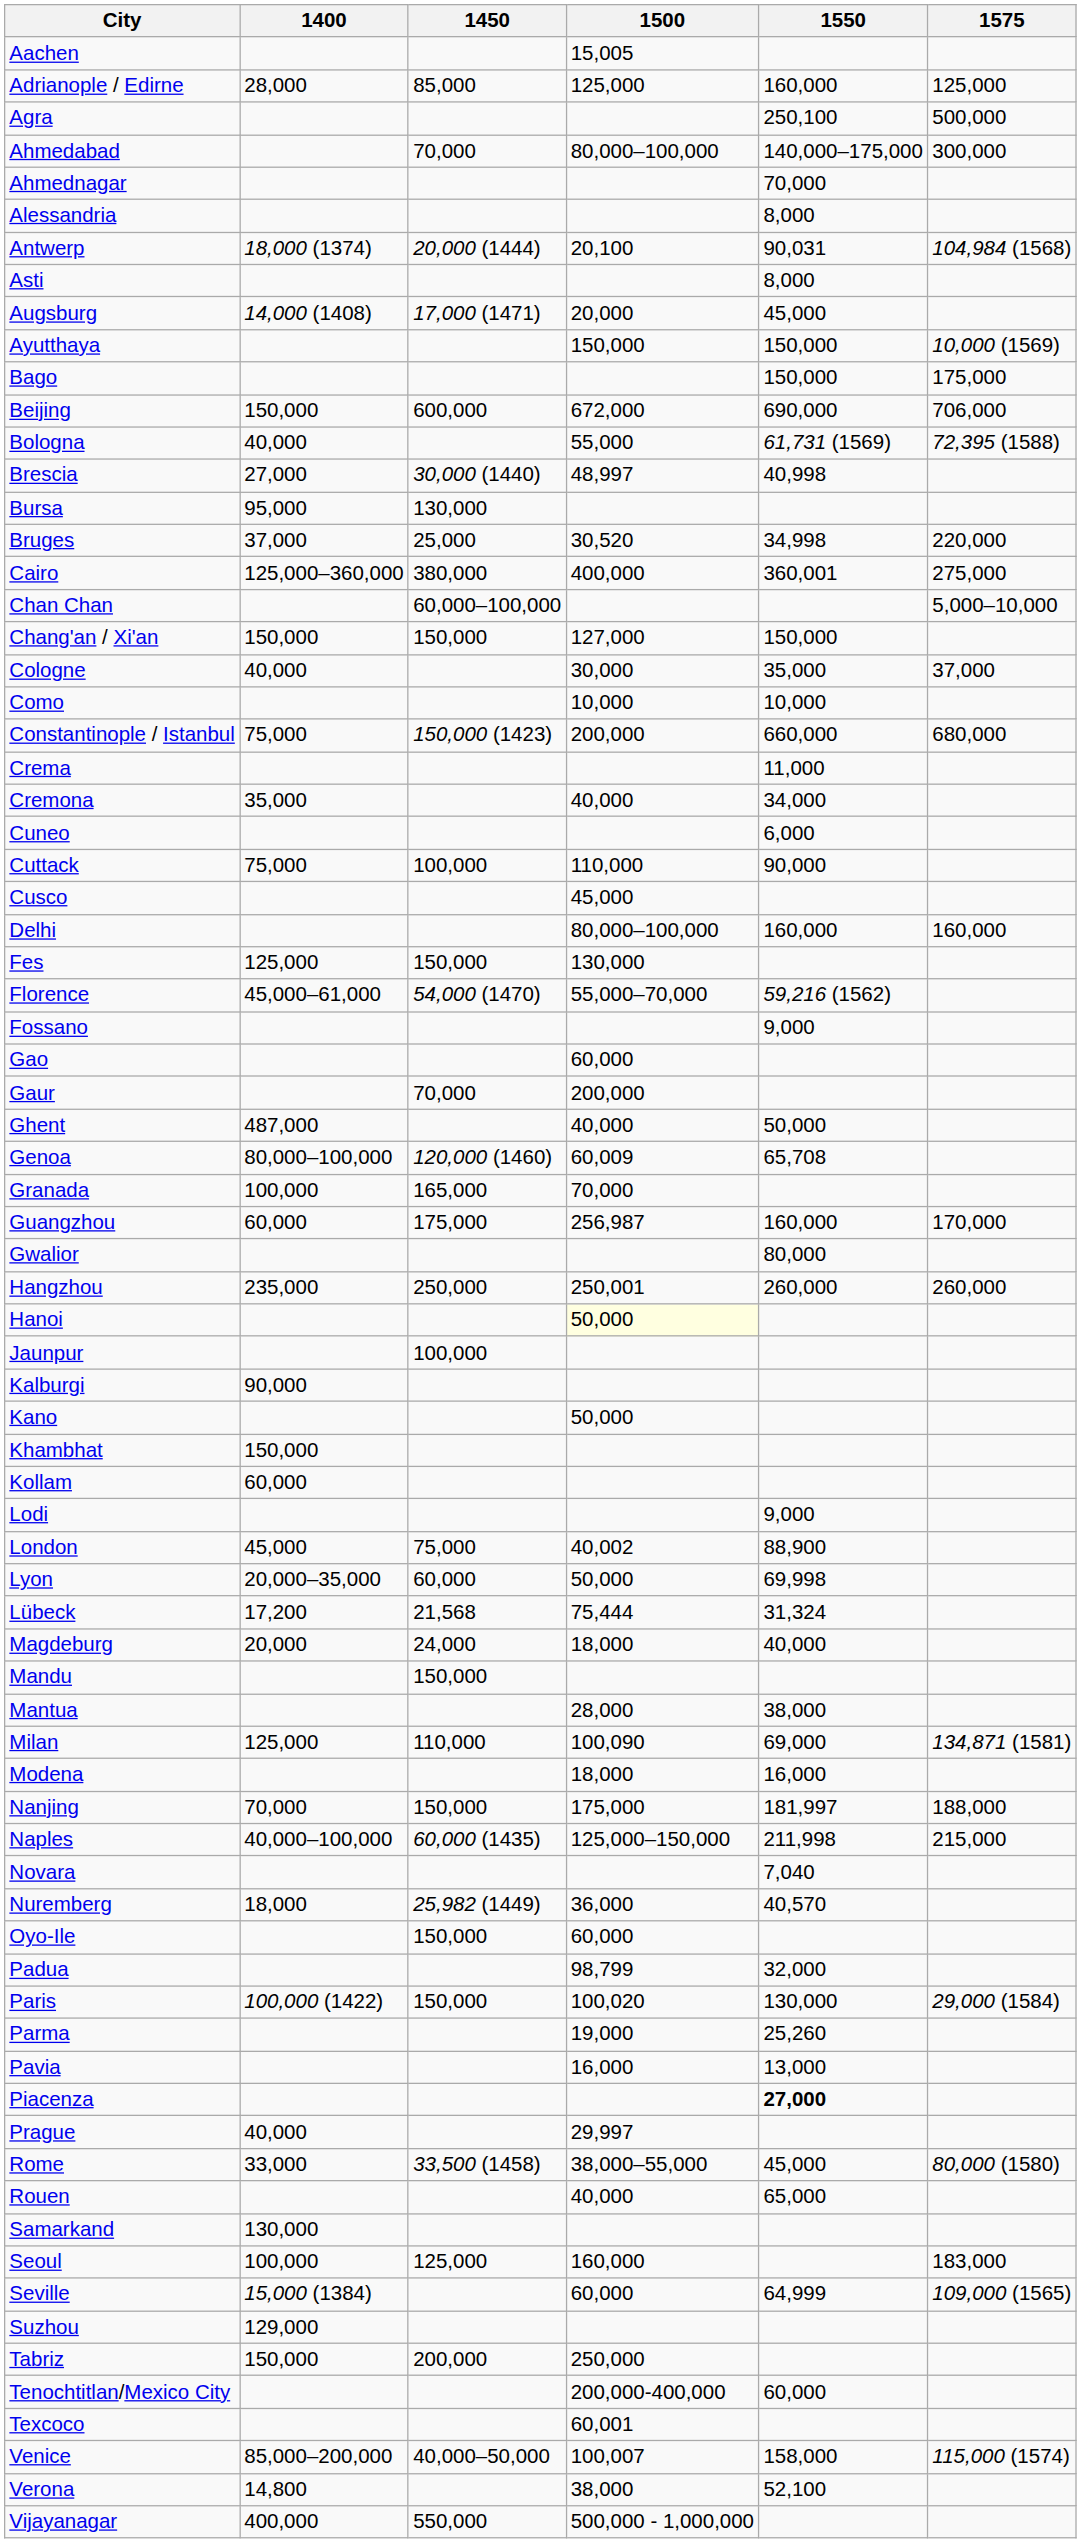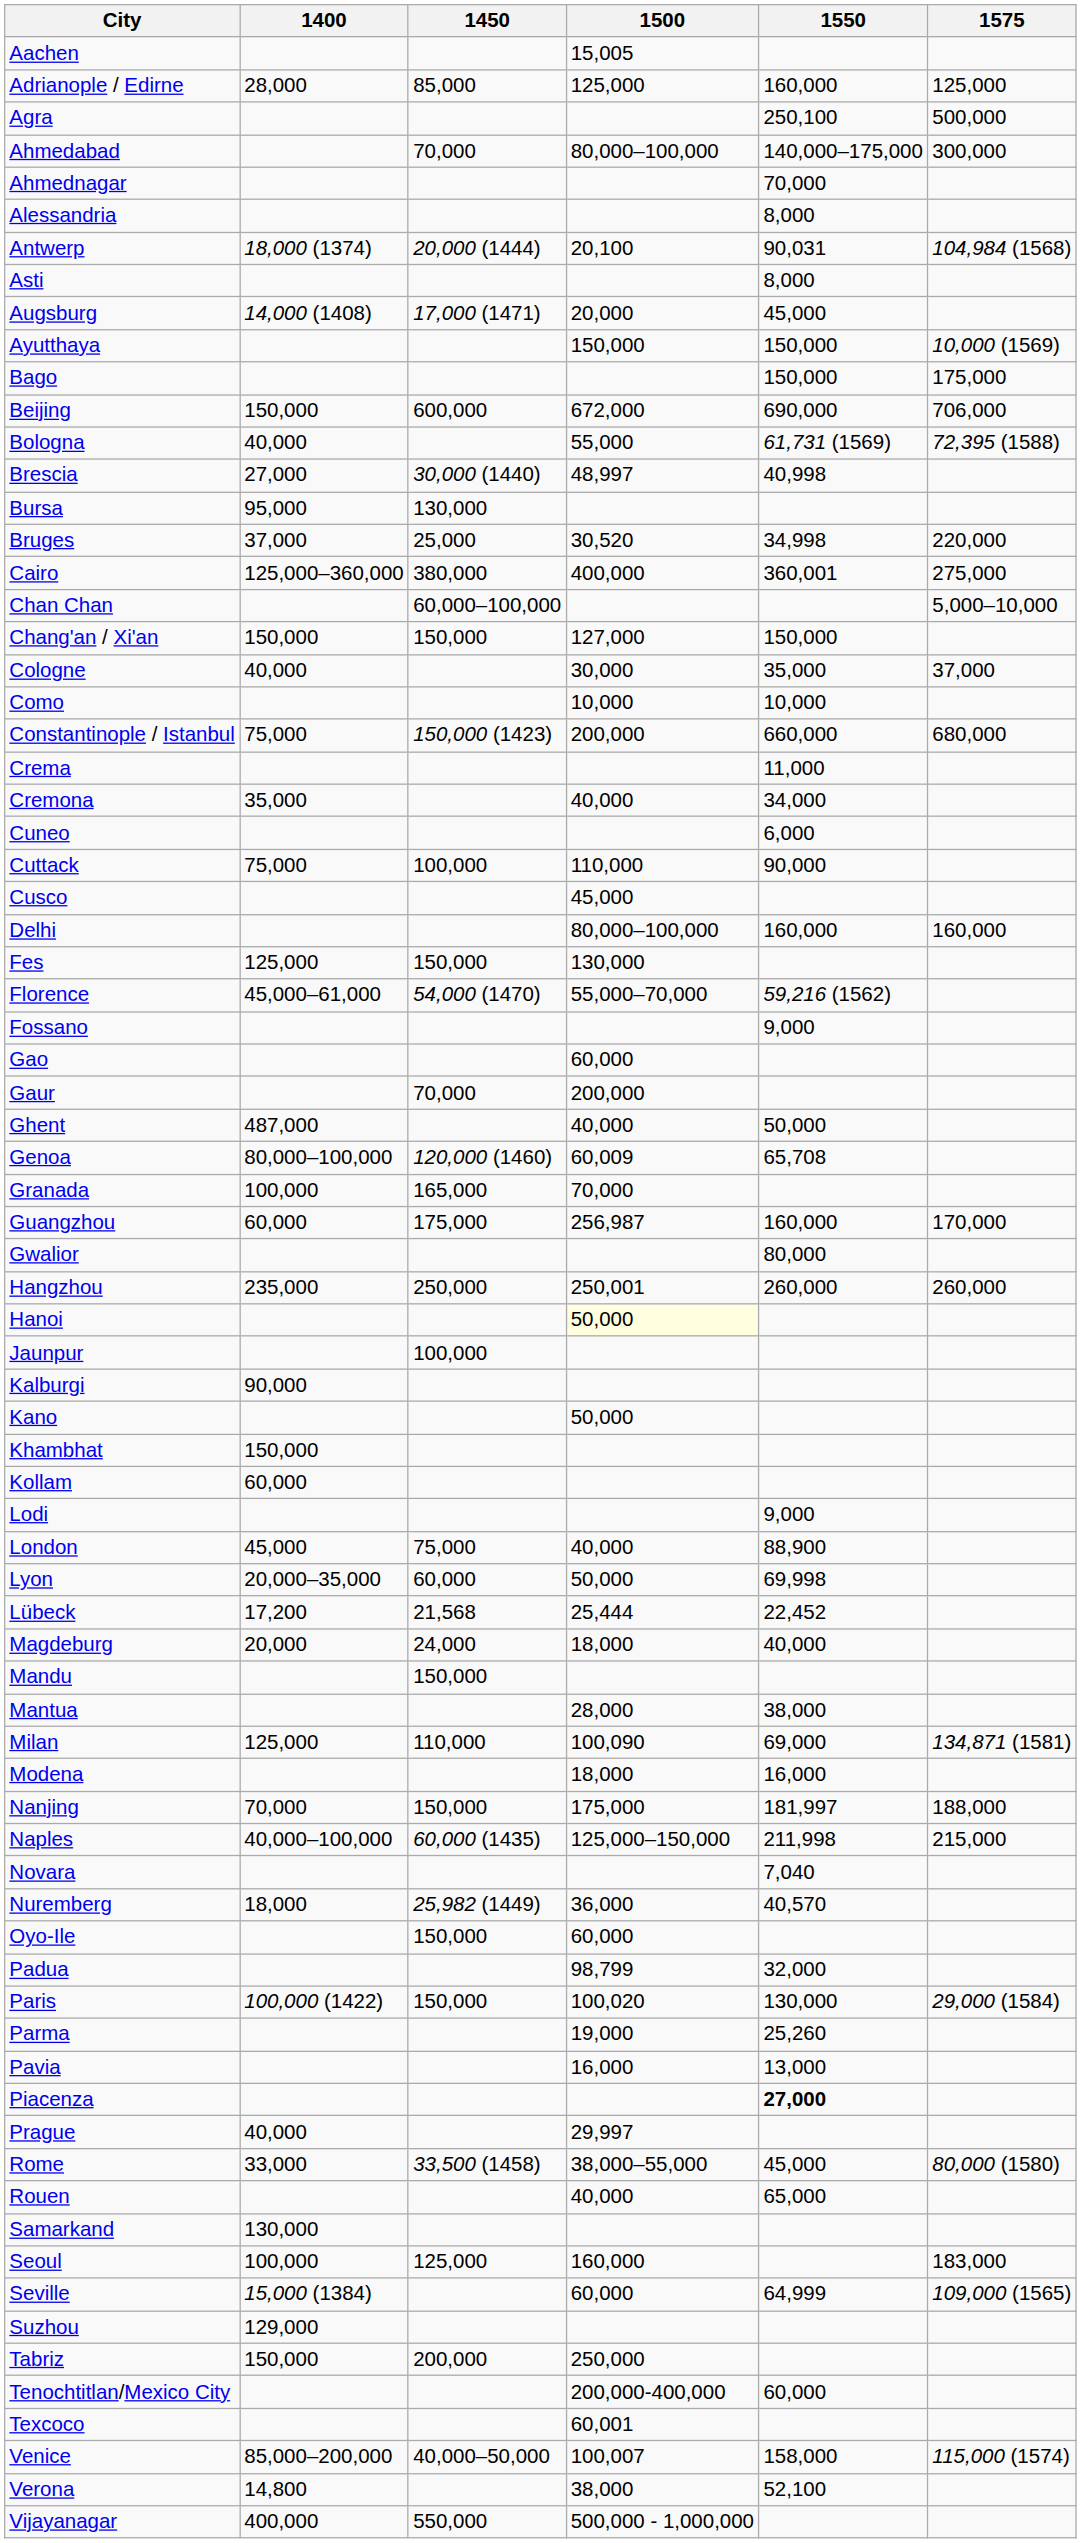(602, 1547) 40,002 -> (602, 1547) 40,000
(602, 1612) 75,444 -> (602, 1612) 25,444
(795, 1612) 31,324 -> (795, 1612) 22,452
